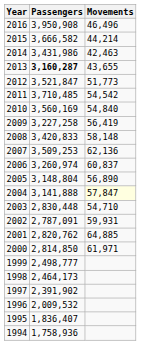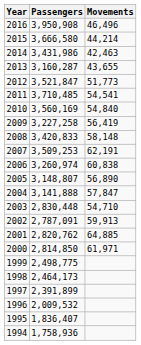(55, 39) 3,666,582 -> (55, 39) 3,666,580
(55, 67) bold -> (55, 67) normal
(103, 95) 54,542 -> (103, 95) 54,541
(103, 151) 62,136 -> (103, 151) 62,191
(103, 165) 60,837 -> (103, 165) 60,838
(55, 179) 3,148,804 -> (55, 179) 3,148,807
(103, 193) lightyellow background -> (103, 193) no background
(103, 221) 59,931 -> (103, 221) 59,913
(55, 263) 2,498,777 -> (55, 263) 2,498,775
(55, 291) 2,391,902 -> (55, 291) 2,391,899
